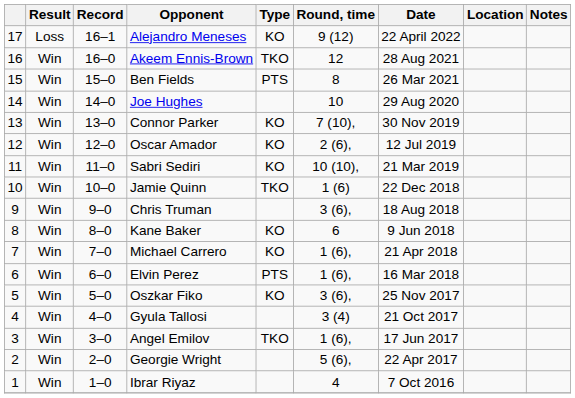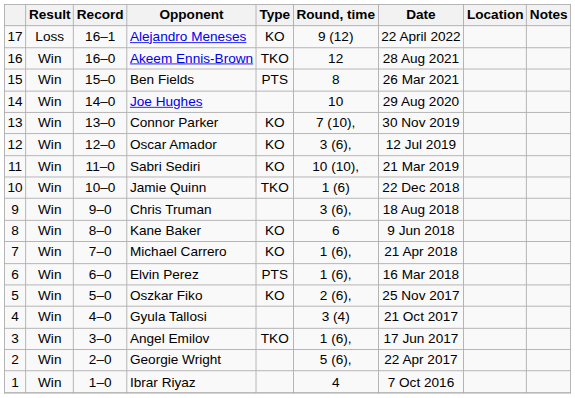(336, 144) 2 (6), -> (336, 144) 3 (6),
(336, 295) 3 (6), -> (336, 295) 2 (6),
